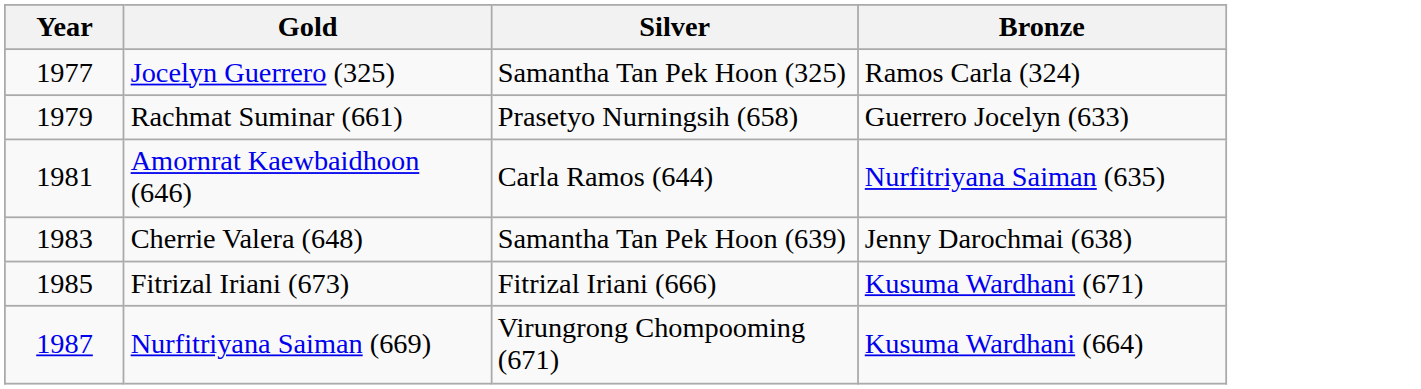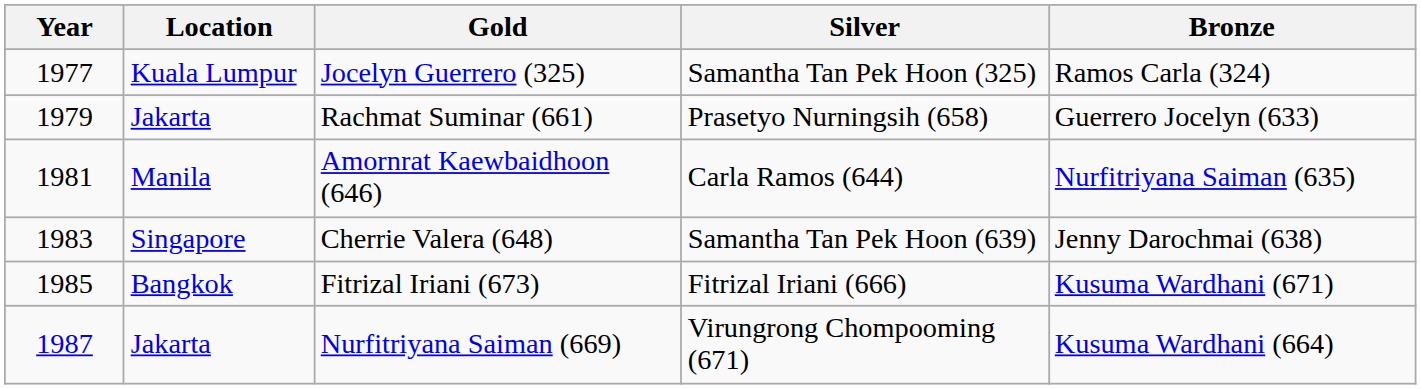+ column: (219, 26)
